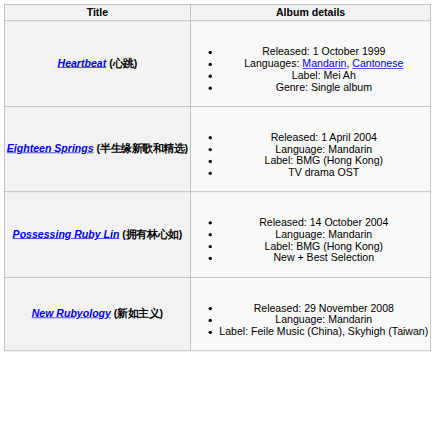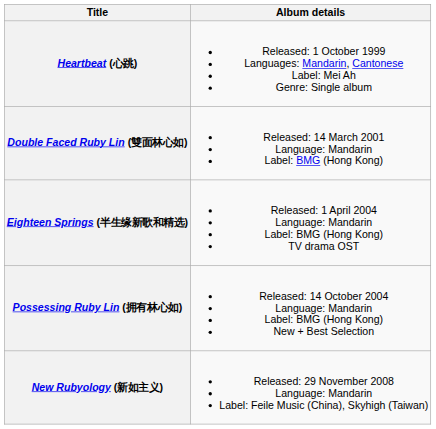+ row: (97, 143)
